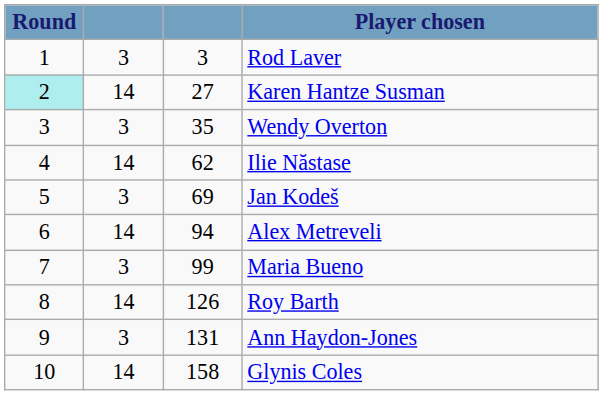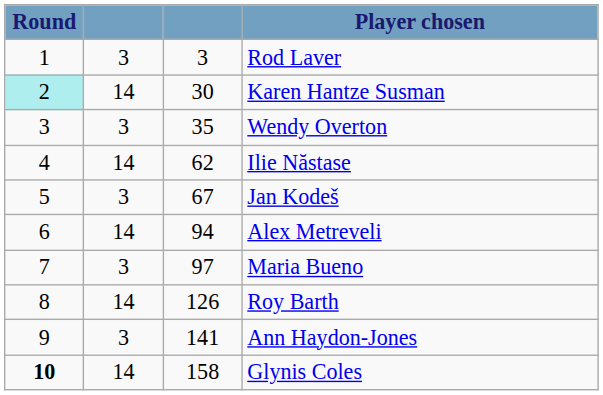(203, 92) 27 -> (203, 92) 30
(203, 197) 69 -> (203, 197) 67
(203, 267) 99 -> (203, 267) 97
(203, 337) 131 -> (203, 337) 141
(44, 372) normal -> (44, 372) bold
